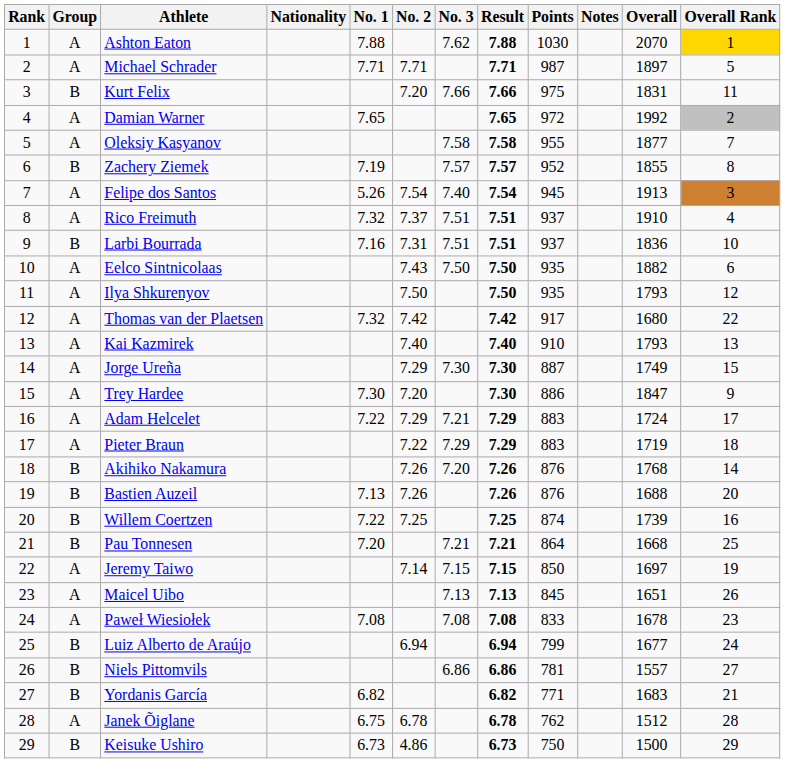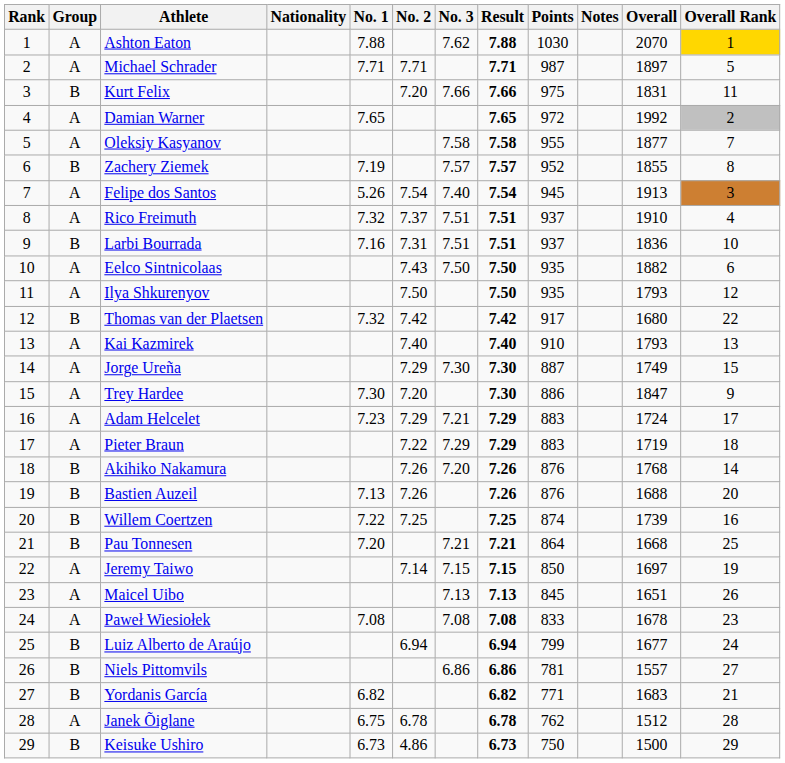(75, 318) A -> (75, 318) B
(371, 419) 7.22 -> (371, 419) 7.23
